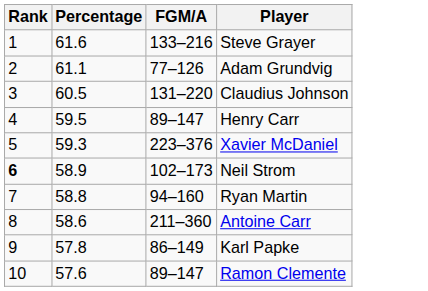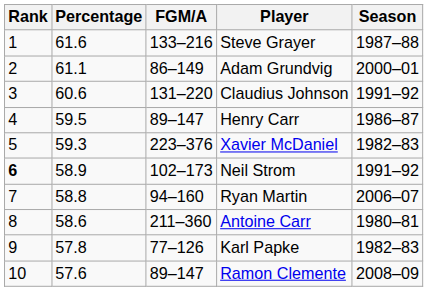+ column: (388, 17)
(177, 68) 77–126 -> (177, 68) 86–149
(71, 94) 60.5 -> (71, 94) 60.6
(177, 247) 86–149 -> (177, 247) 77–126
